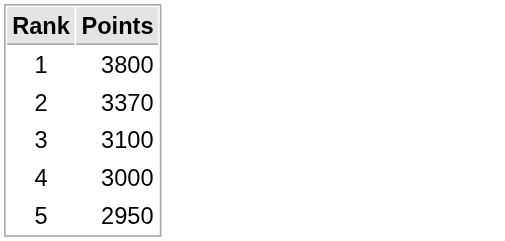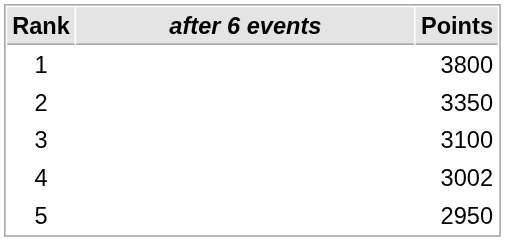+ column: (245, 25)
(127, 102) 3370 -> (467, 102) 3350
(127, 178) 3000 -> (467, 178) 3002
